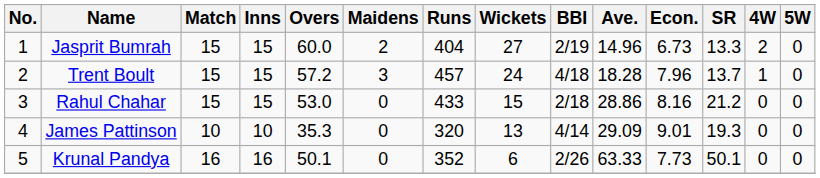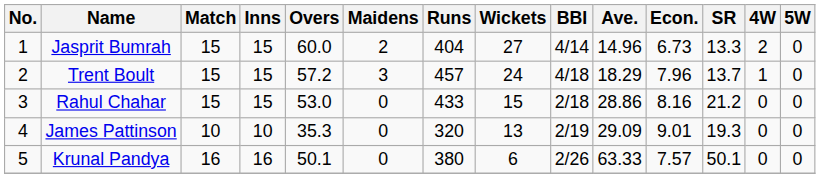(572, 46) 2/19 -> (572, 46) 4/14
(620, 74) 18.28 -> (620, 74) 18.29
(572, 131) 4/14 -> (572, 131) 2/19
(449, 159) 352 -> (449, 159) 380
(674, 159) 7.73 -> (674, 159) 7.57
